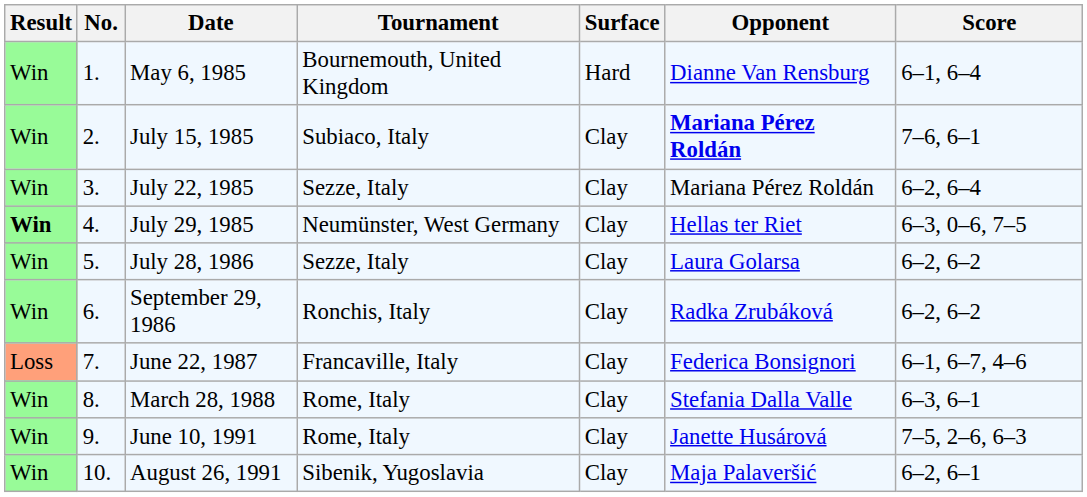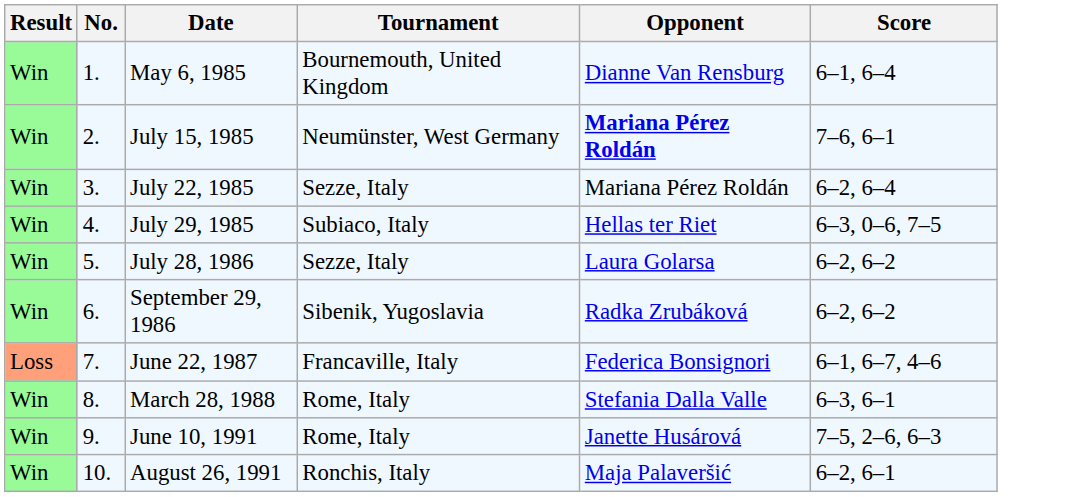- column: (622, 22)
(366, 136) Subiaco, Italy -> (431, 136) Neumünster, West Germany
(31, 223) bold -> (29, 223) normal
(431, 223) Neumünster, West Germany -> (366, 223) Subiaco, Italy
(366, 310) Ronchis, Italy -> (393, 310) Sibenik, Yugoslavia
(393, 472) Sibenik, Yugoslavia -> (366, 472) Ronchis, Italy
